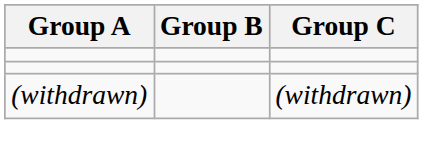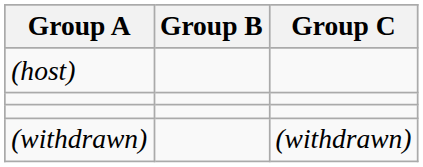+ row: (43, 69)
